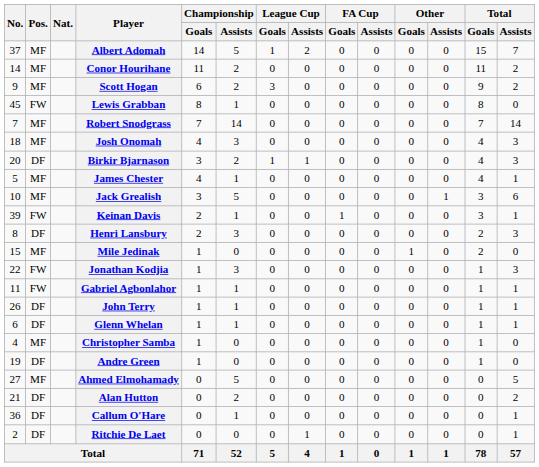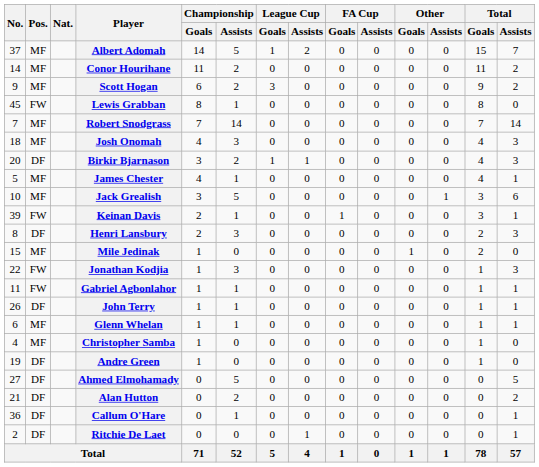(38, 324) DF -> (38, 324) MF
(38, 379) MF -> (38, 379) DF
